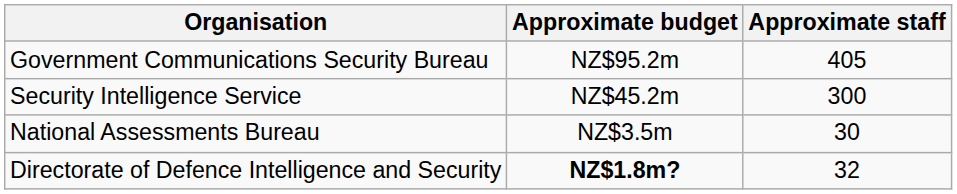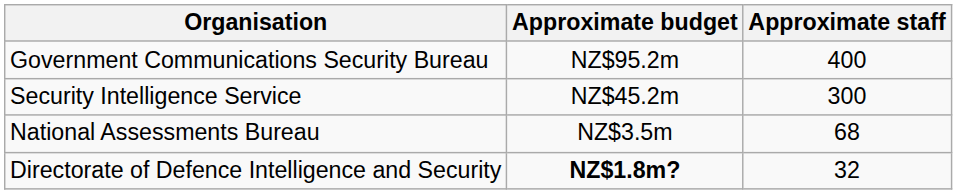(847, 59) 405 -> (847, 59) 400
(847, 133) 30 -> (847, 133) 68
